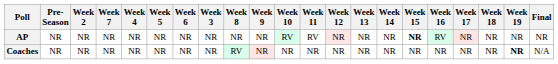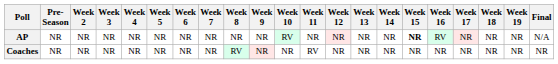columns swapped: (211, 17) <-> (109, 17)
(313, 37) RV -> (313, 37) NR
(542, 37) NR -> (542, 37) N/A
(313, 52) NR -> (313, 52) RV
(517, 52) bold -> (517, 52) normal
(542, 52) N/A -> (542, 52) NR
